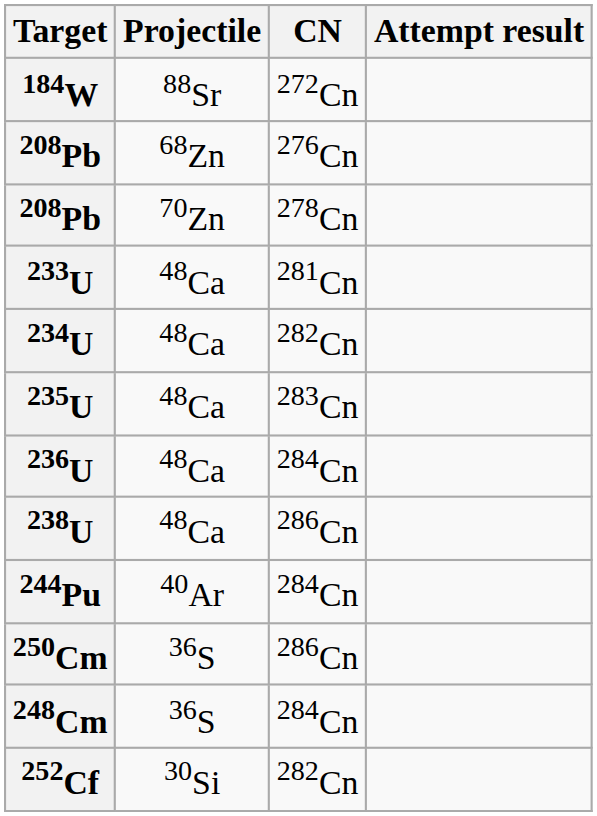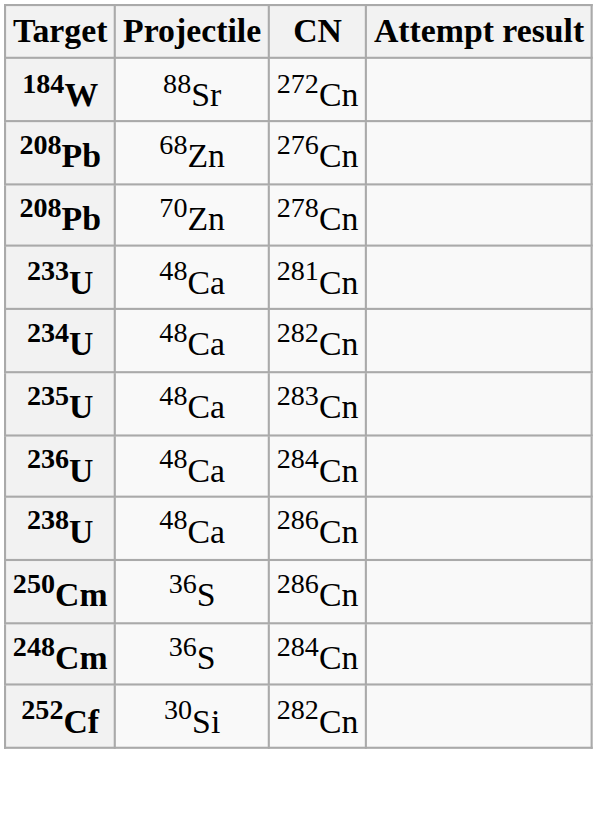- row: (60, 590)
